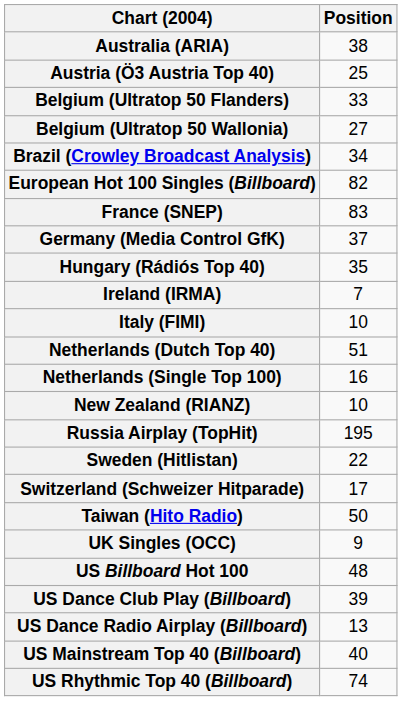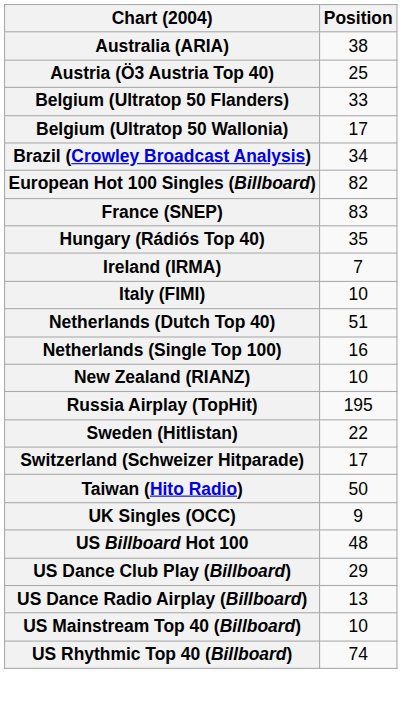(358, 128) 27 -> (358, 128) 17
- row: (162, 239)
(358, 599) 39 -> (358, 571) 29
(358, 654) 40 -> (358, 626) 10
